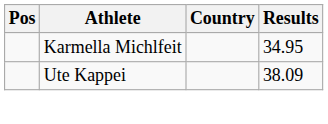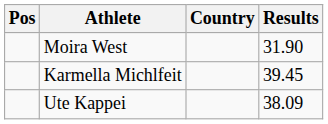+ row: (85, 47)
(283, 47) 34.95 -> (283, 75) 39.45
